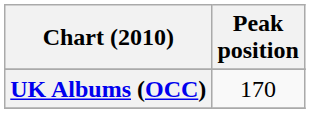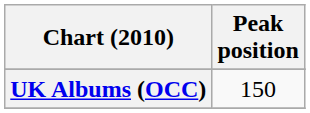(258, 88) 170 -> (258, 88) 150
